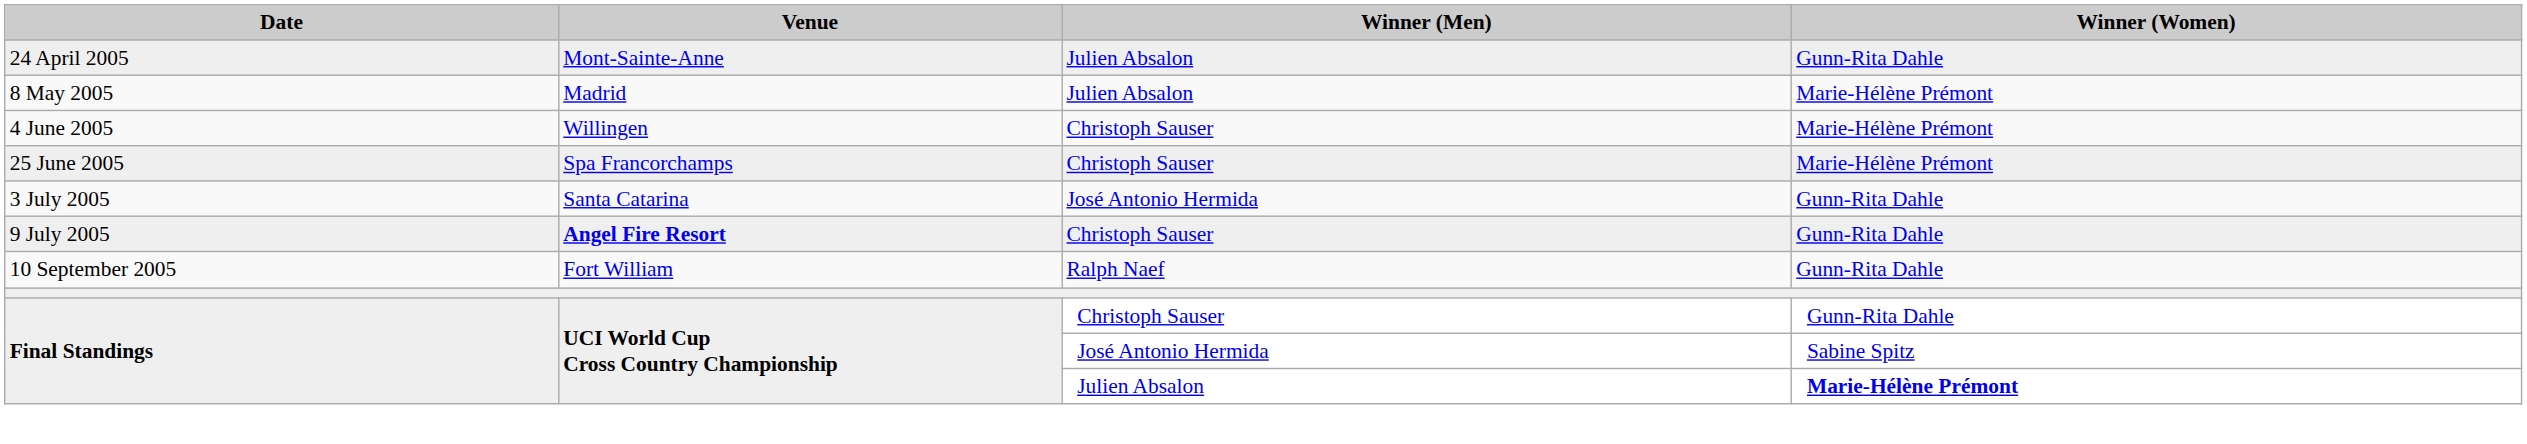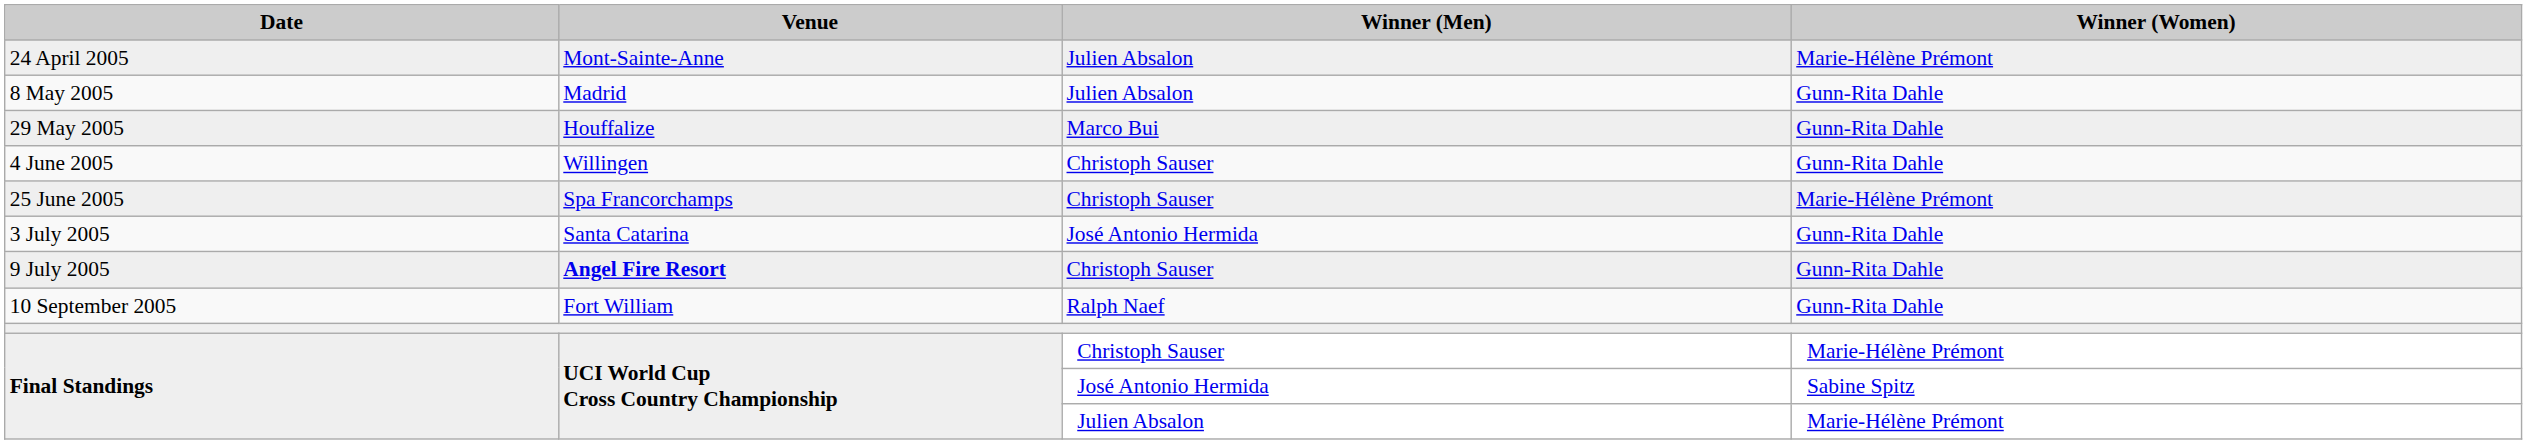(1870, 57) Gunn-Rita Dahle -> (1895, 57) Marie-Hélène Prémont
(1895, 93) Marie-Hélène Prémont -> (1870, 93) Gunn-Rita Dahle
+ row: (67, 128)
(1895, 128) Marie-Hélène Prémont -> (1870, 163) Gunn-Rita Dahle
(1875, 315) Gunn-Rita Dahle -> (1900, 350) Marie-Hélène Prémont
(1907, 385) bold -> (1900, 421) normal
